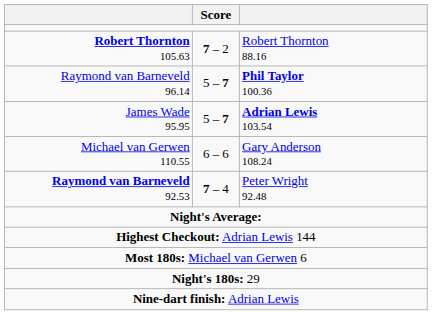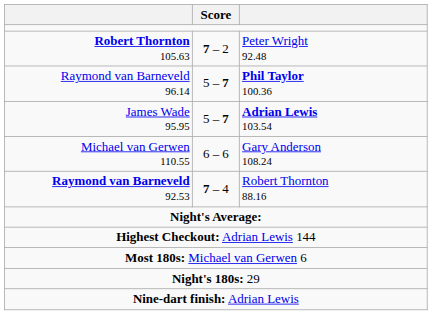(285, 48) Robert Thornton 88.16 -> (275, 48) Peter Wright 92.48
(275, 189) Peter Wright 92.48 -> (285, 189) Robert Thornton 88.16
